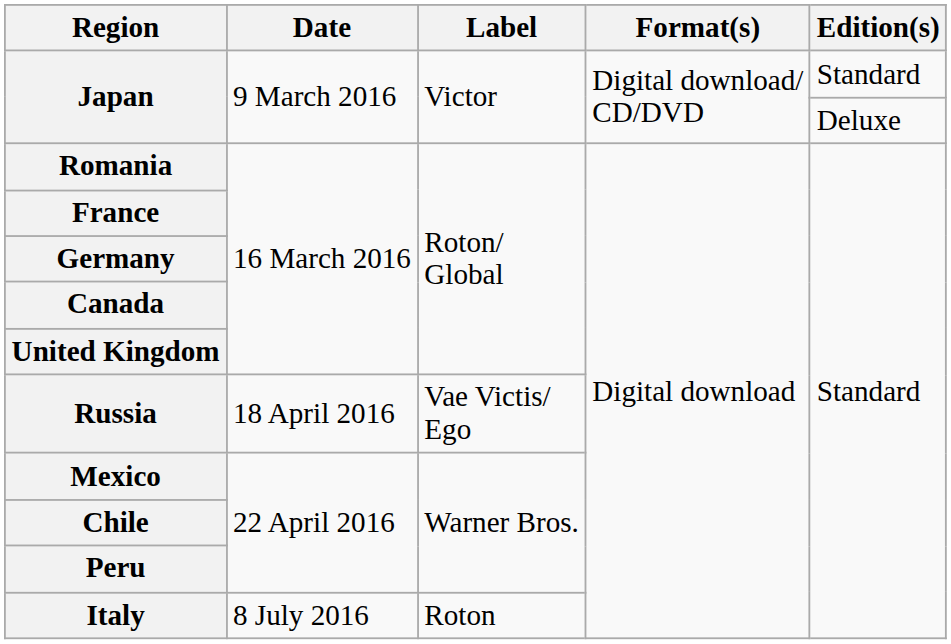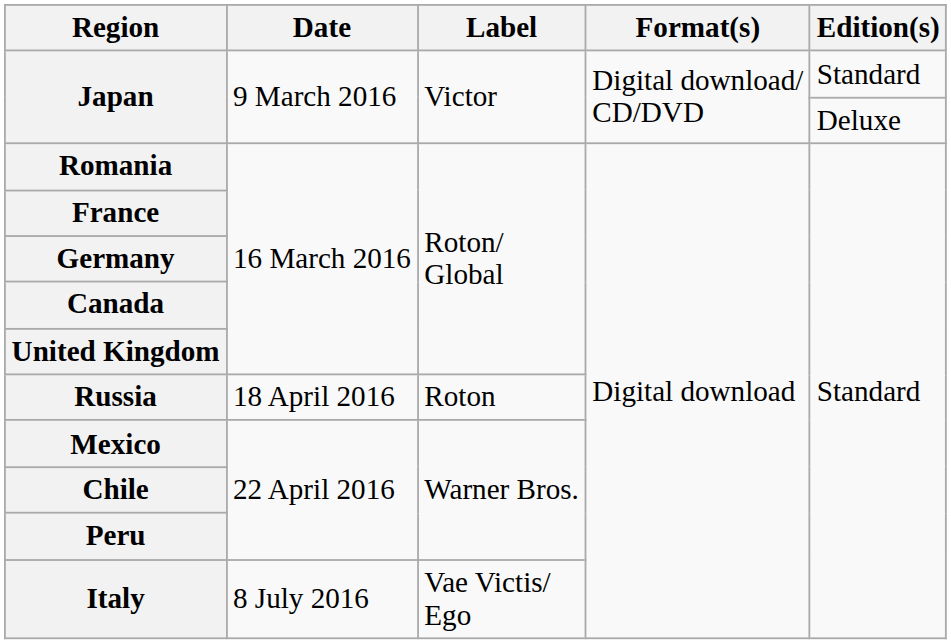(487, 413) Vae Victis/ Ego -> (460, 397) Roton
(460, 614) Roton -> (487, 598) Vae Victis/ Ego
